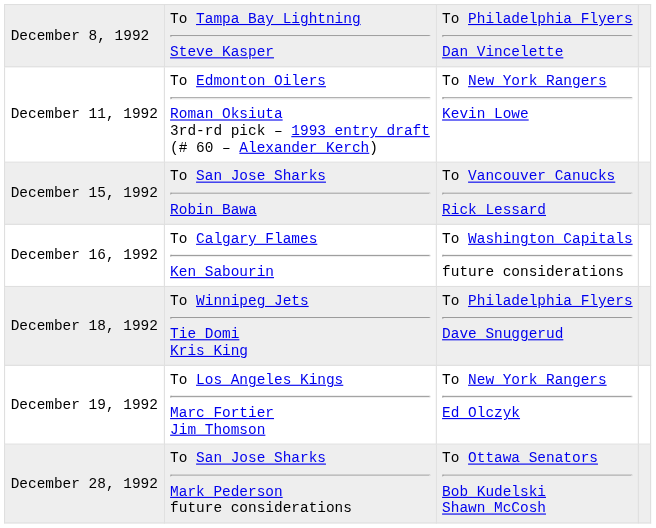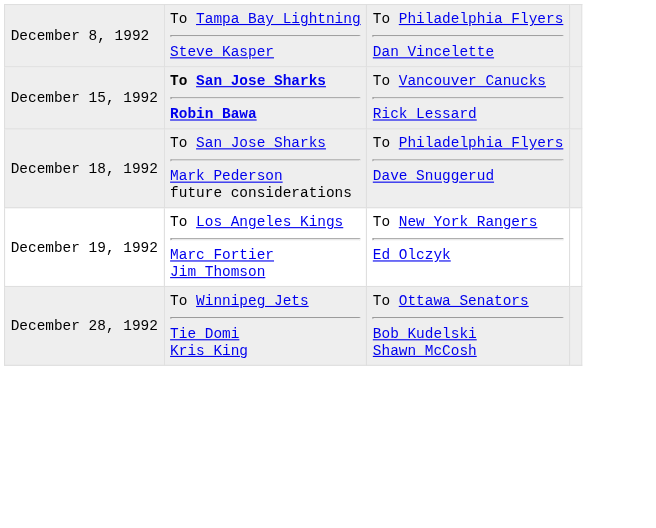- row: (84, 114)
(300, 193) normal -> (265, 98) bold
- row: (84, 255)
(300, 326) To Winnipeg Jets Tie Domi Kris King -> (265, 168) To San Jose Sharks Mark Pederson future considerations
(300, 484) To San Jose Sharks Mark Pederson future considerations -> (265, 326) To Winnipeg Jets Tie Domi Kris King
